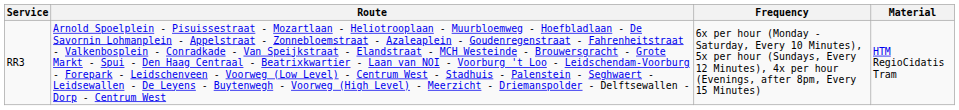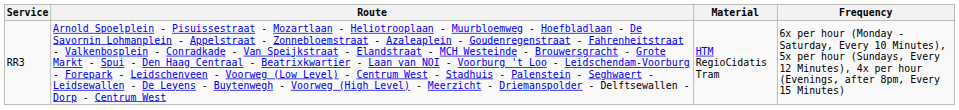columns swapped: (912, 12) <-> (782, 12)
